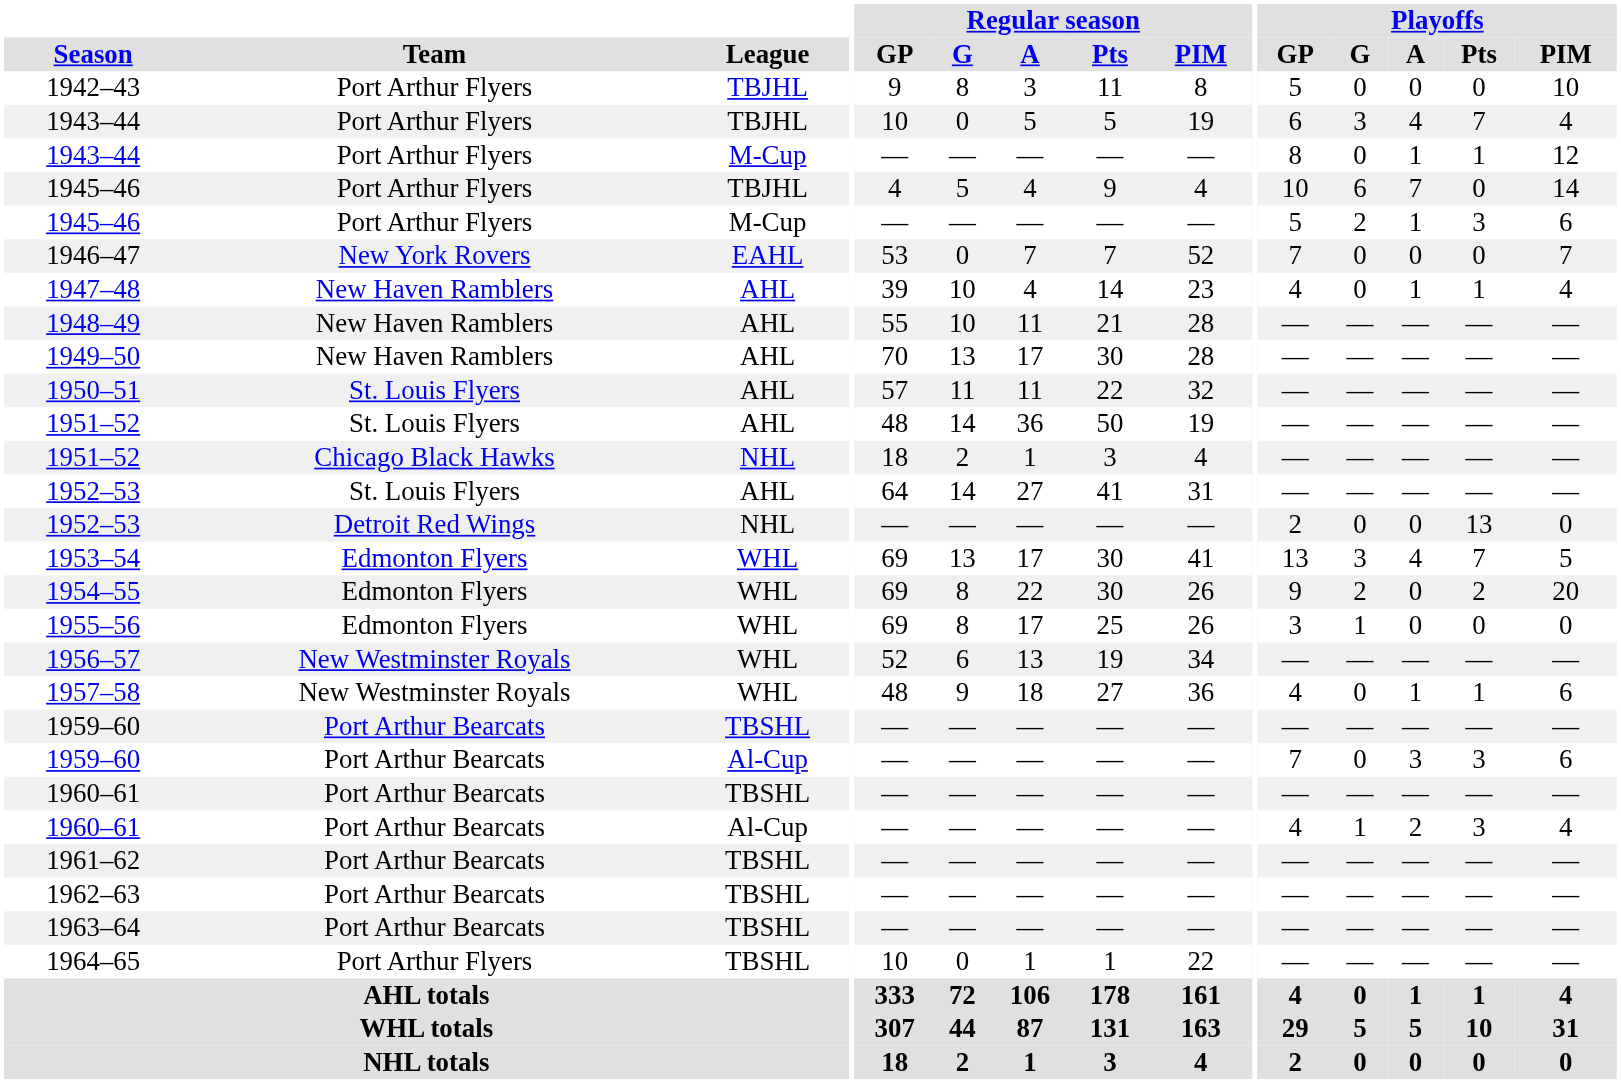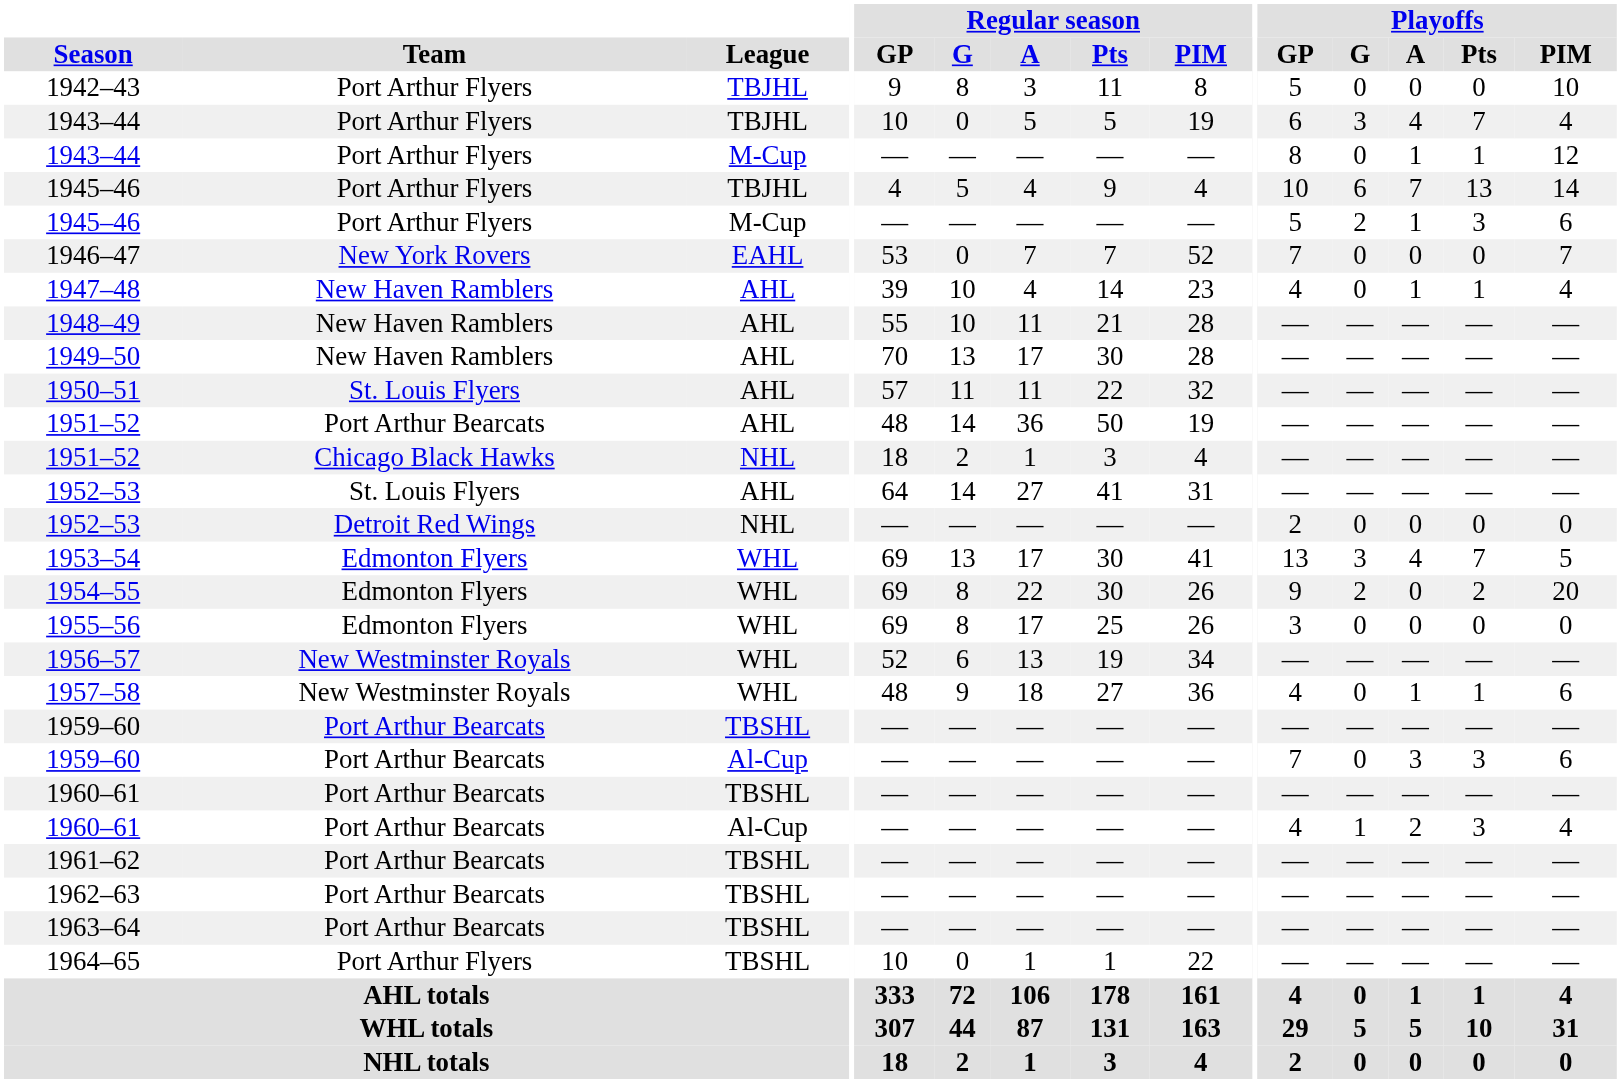(1479, 188) 0 -> (1479, 188) 13
(434, 423) St. Louis Flyers -> (434, 423) Port Arthur Bearcats
(1479, 524) 13 -> (1479, 524) 0
(1360, 625) 1 -> (1360, 625) 0
